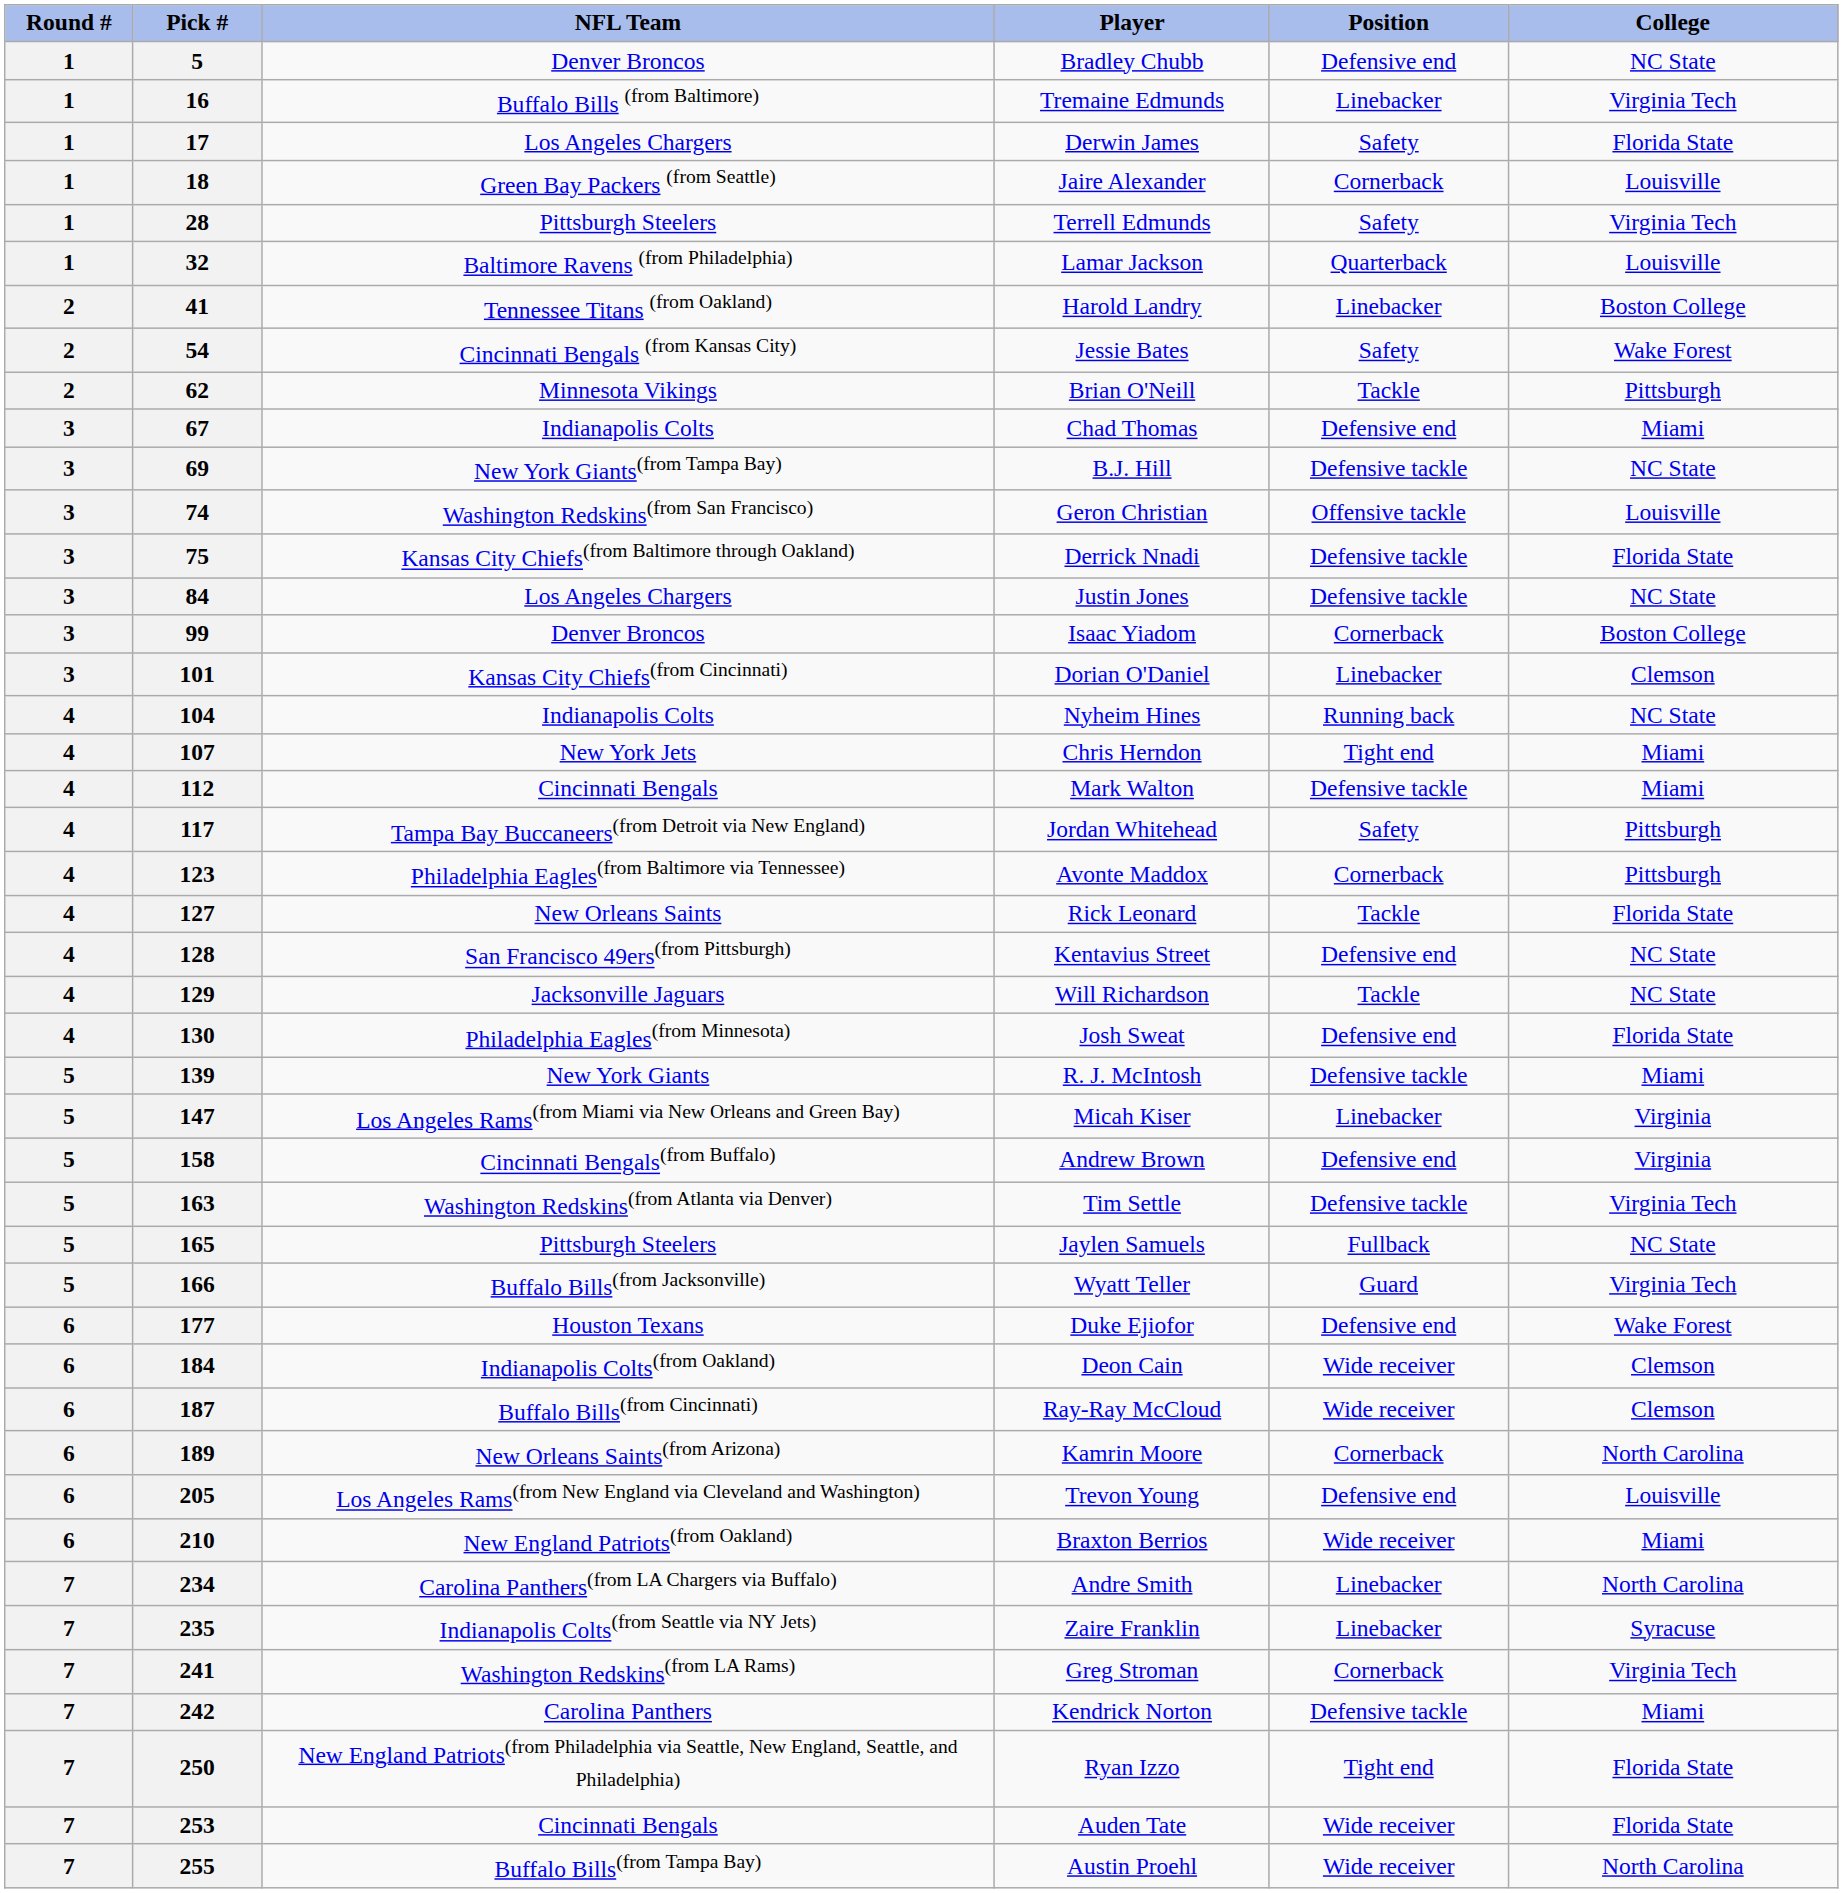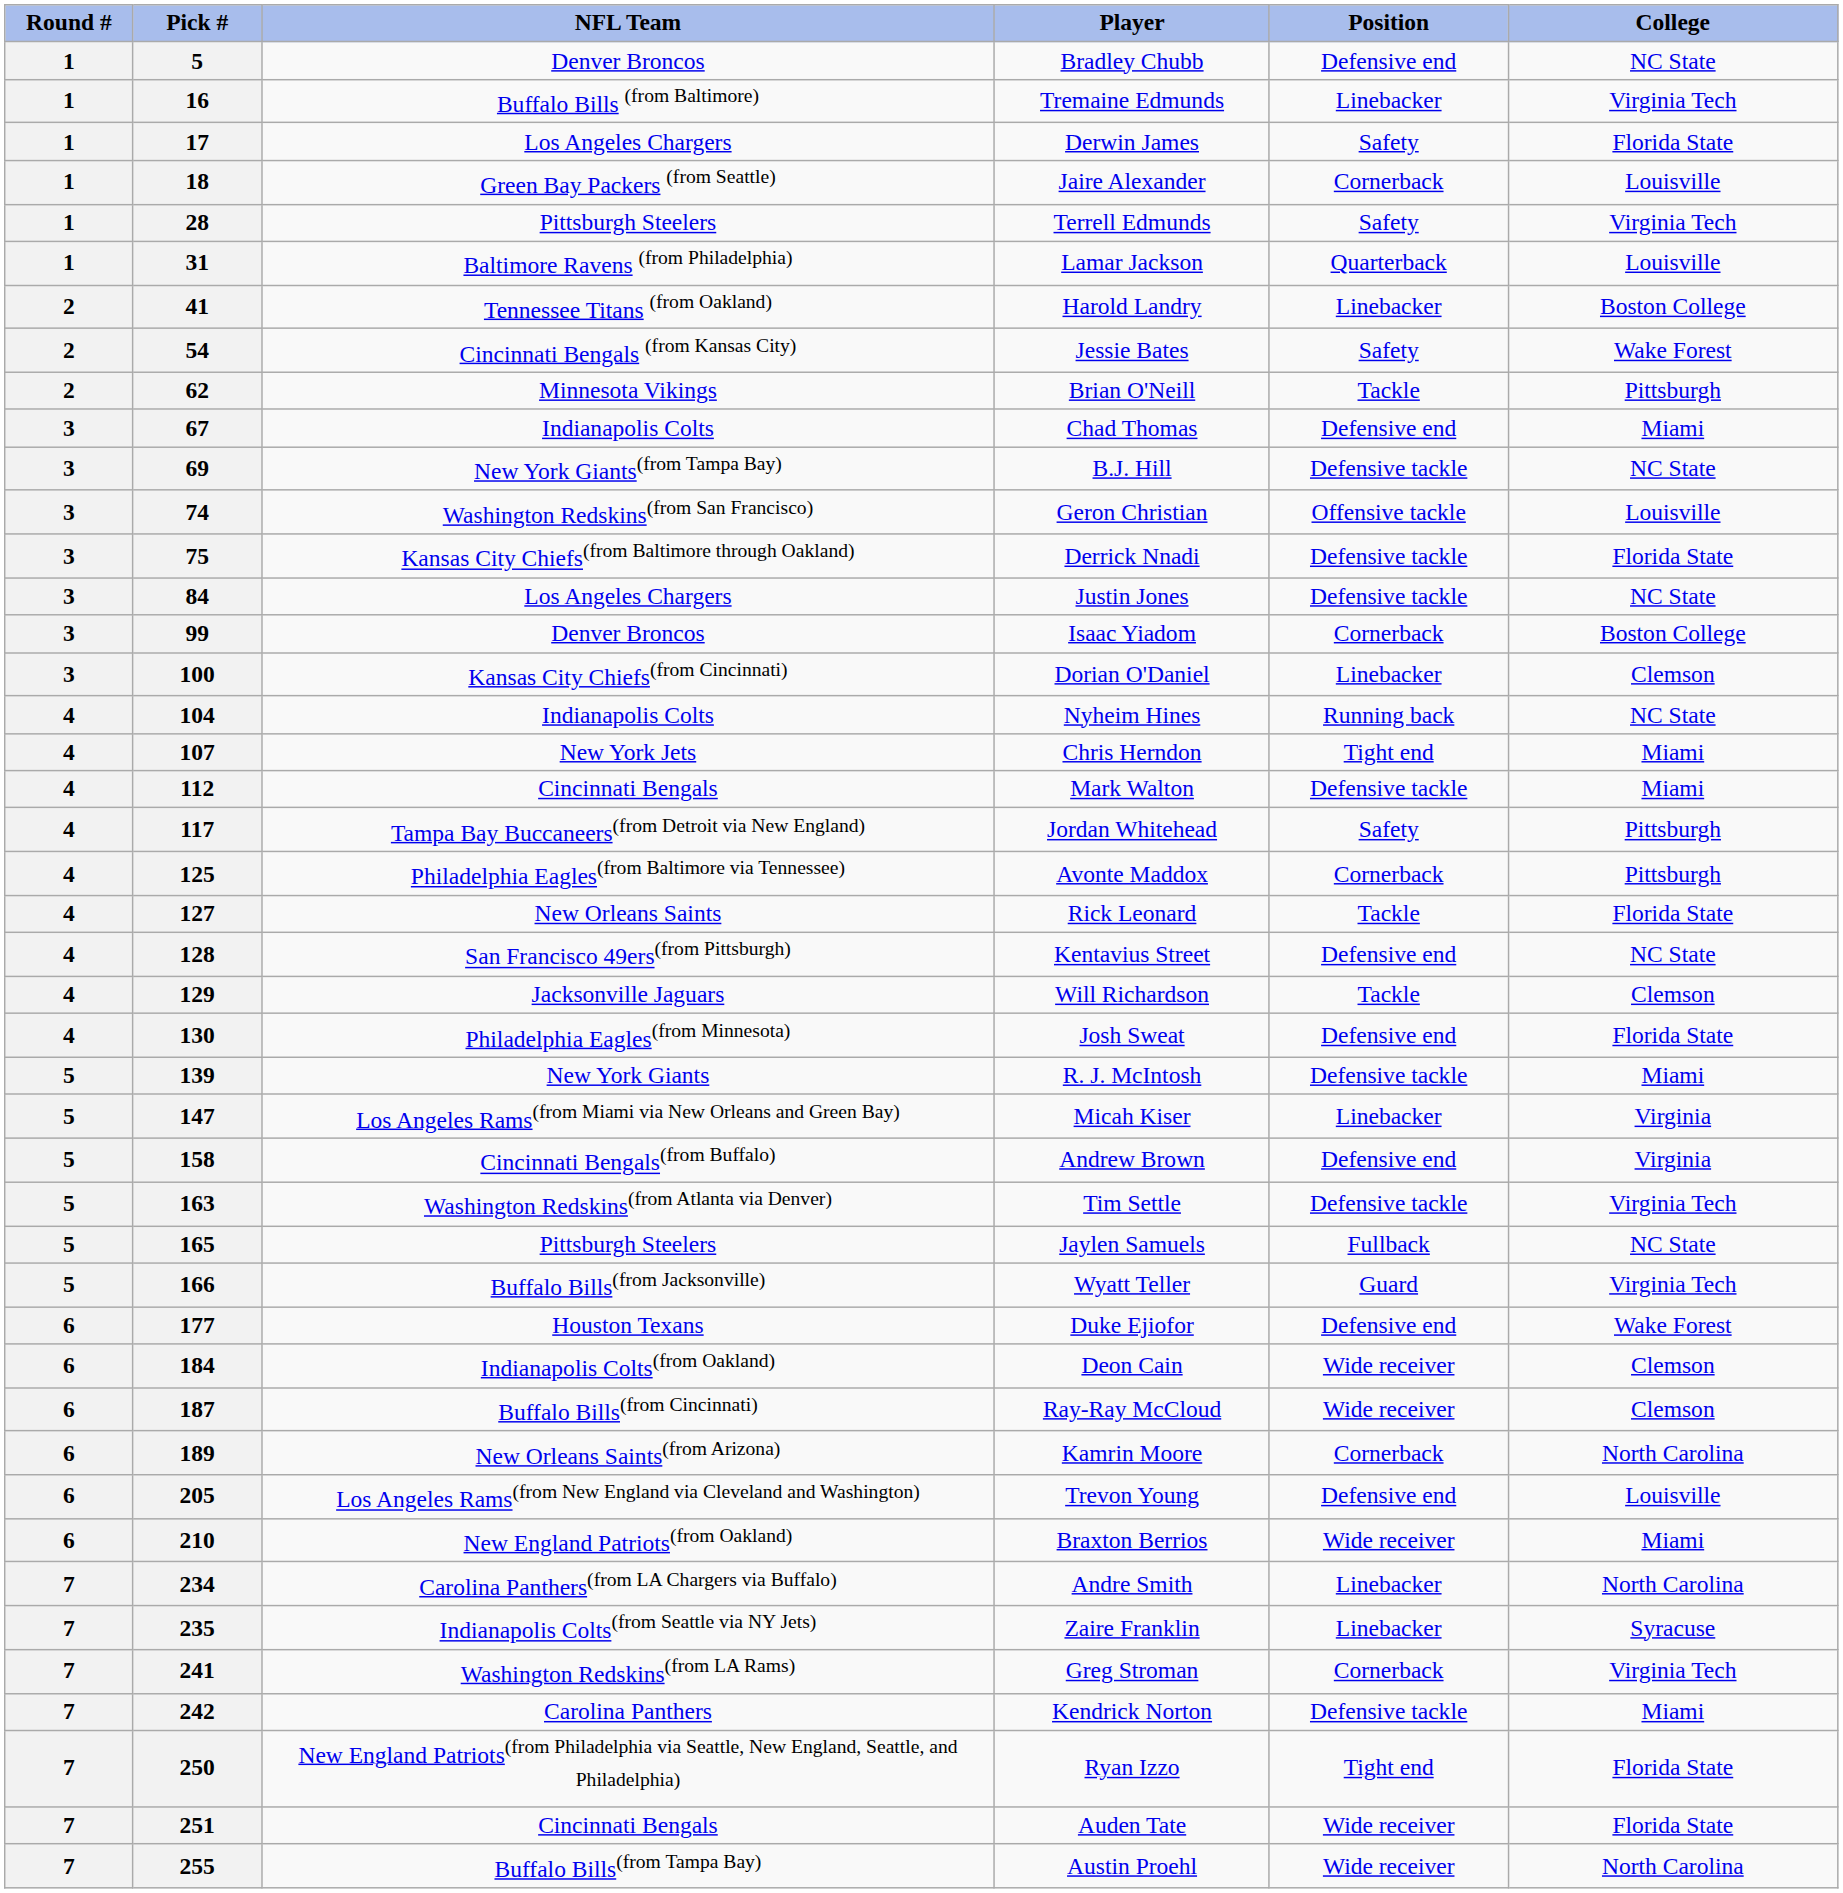(197, 262) 32 -> (197, 262) 31
(197, 674) 101 -> (197, 674) 100
(197, 873) 123 -> (197, 873) 125
(1673, 994) NC State -> (1673, 994) Clemson
(197, 1825) 253 -> (197, 1825) 251
